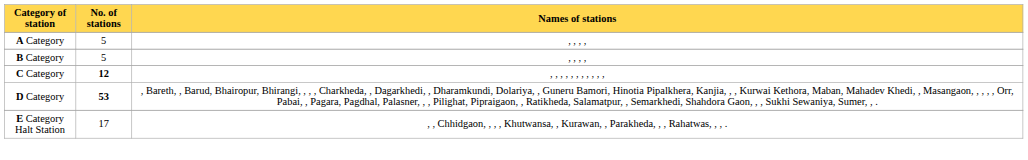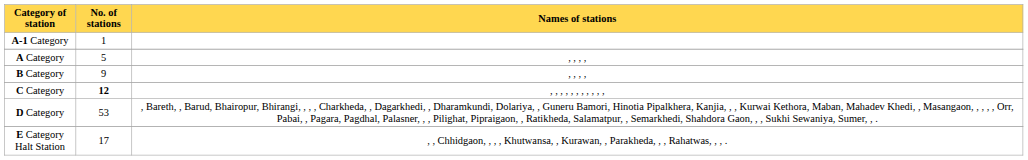+ row: (40, 40)
(104, 57) 5 -> (104, 73) 9
(104, 96) bold -> (104, 112) normal
